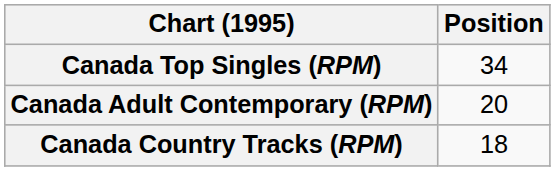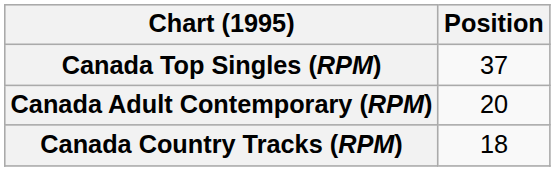(494, 64) 34 -> (494, 64) 37
